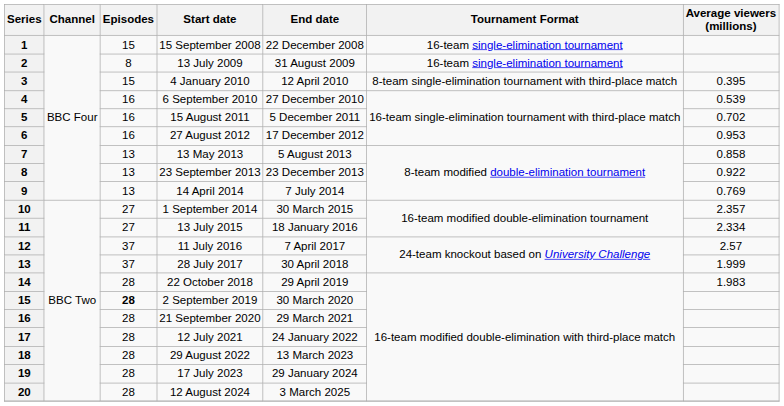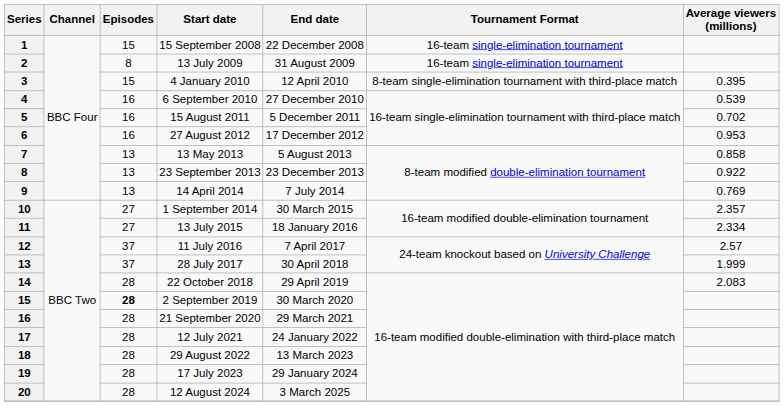(731, 282) 1.983 -> (731, 282) 2.083
